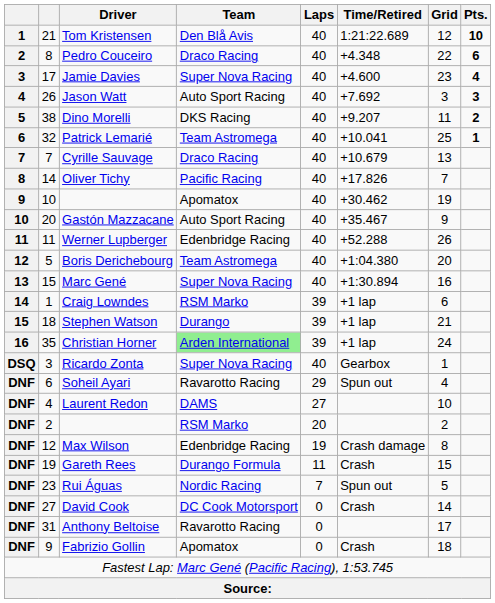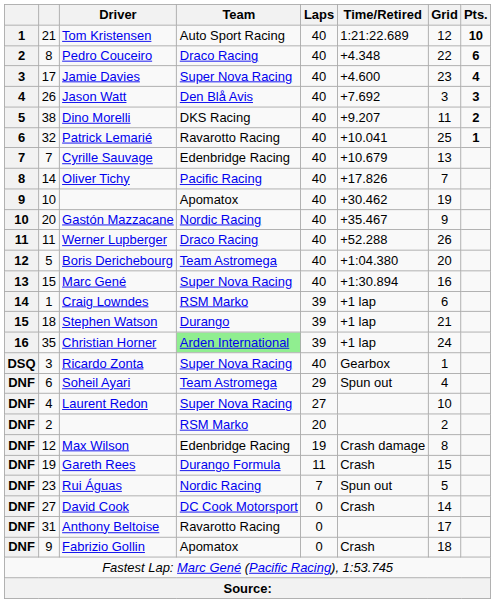(216, 36) Den Blå Avis -> (232, 36) Auto Sport Racing
(232, 97) Auto Sport Racing -> (216, 97) Den Blå Avis
(228, 138) Team Astromega -> (230, 138) Ravarotto Racing
(219, 158) Draco Racing -> (235, 158) Edenbridge Racing
(232, 220) Auto Sport Racing -> (220, 220) Nordic Racing
(235, 240) Edenbridge Racing -> (219, 240) Draco Racing
(230, 384) Ravarotto Racing -> (228, 384) Team Astromega
(199, 404) DAMS -> (236, 404) Super Nova Racing
